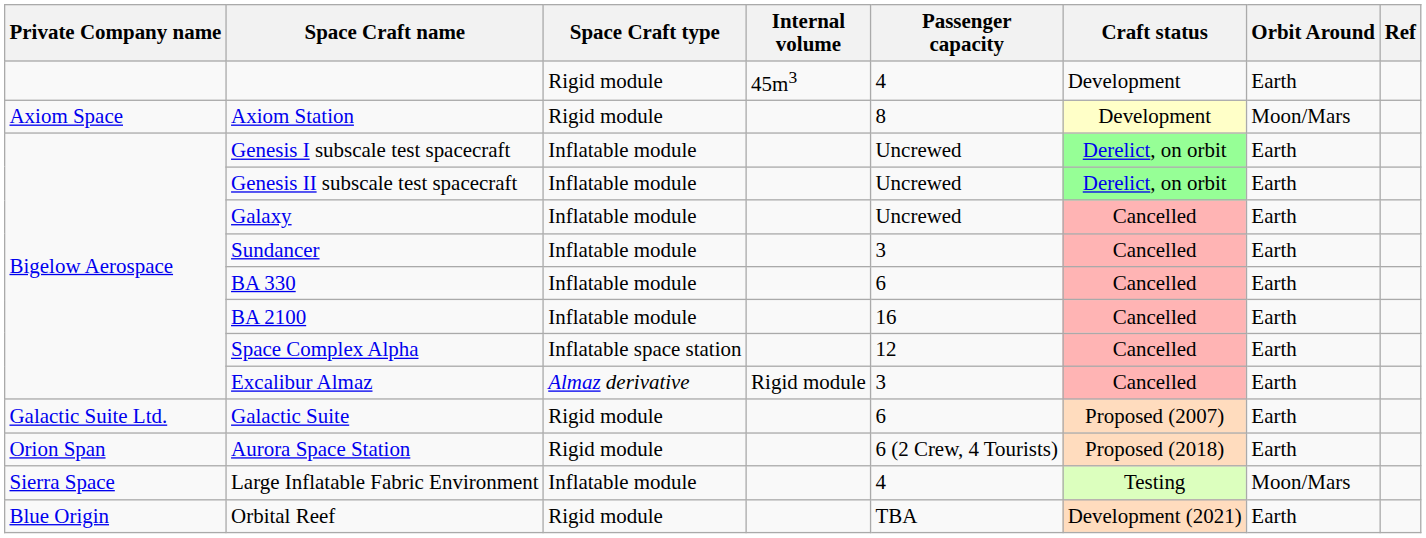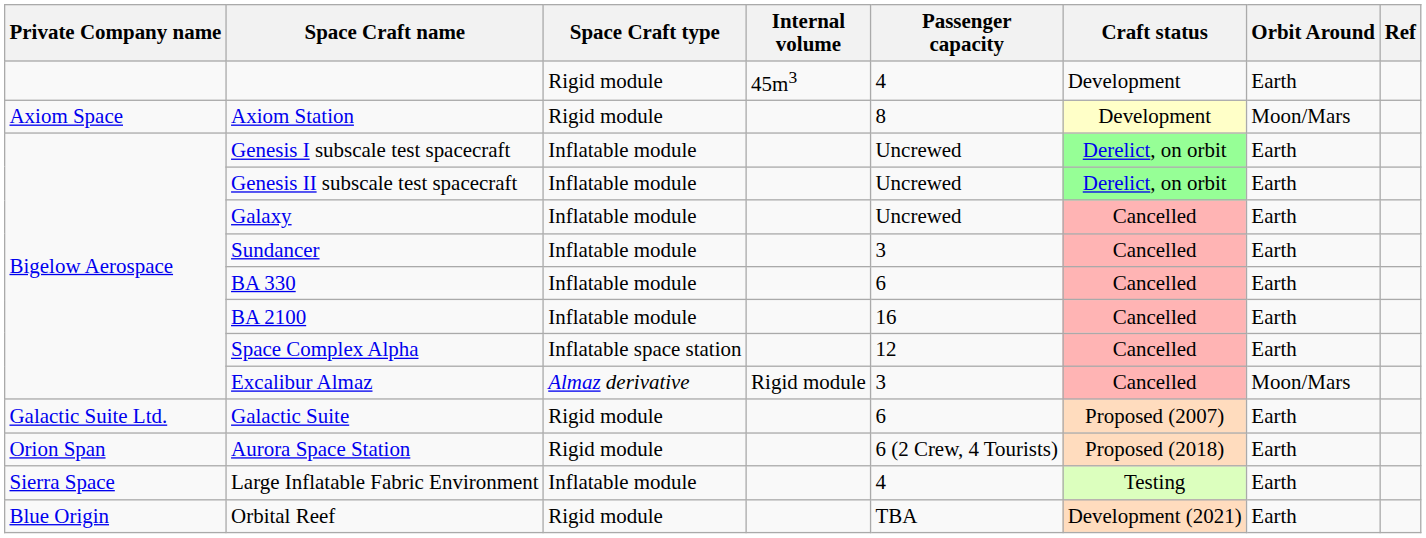(1274, 382) Earth -> (1301, 382) Moon/Mars
(1301, 482) Moon/Mars -> (1274, 482) Earth
